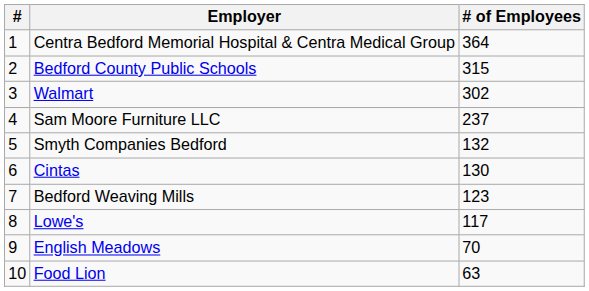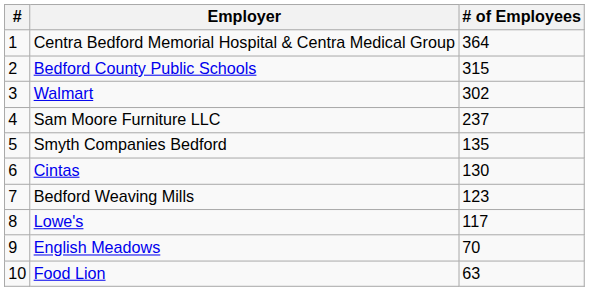(476, 145) 132 -> (476, 145) 135
